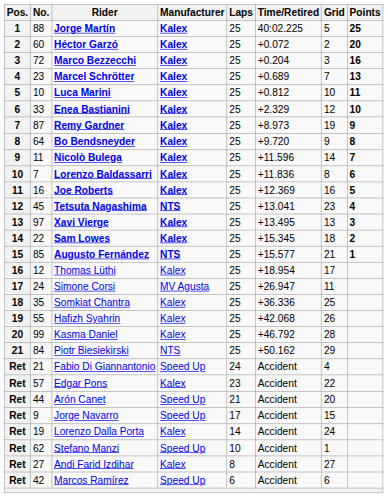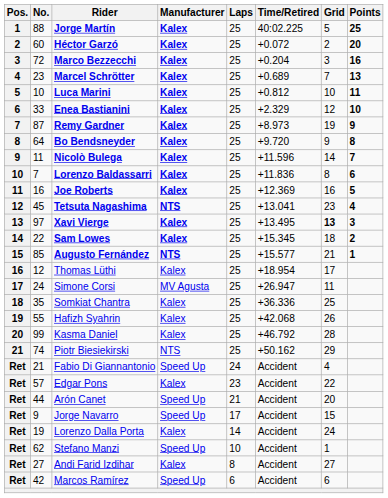(330, 222) normal -> (330, 222) bold
(39, 351) 84 -> (39, 351) 74
